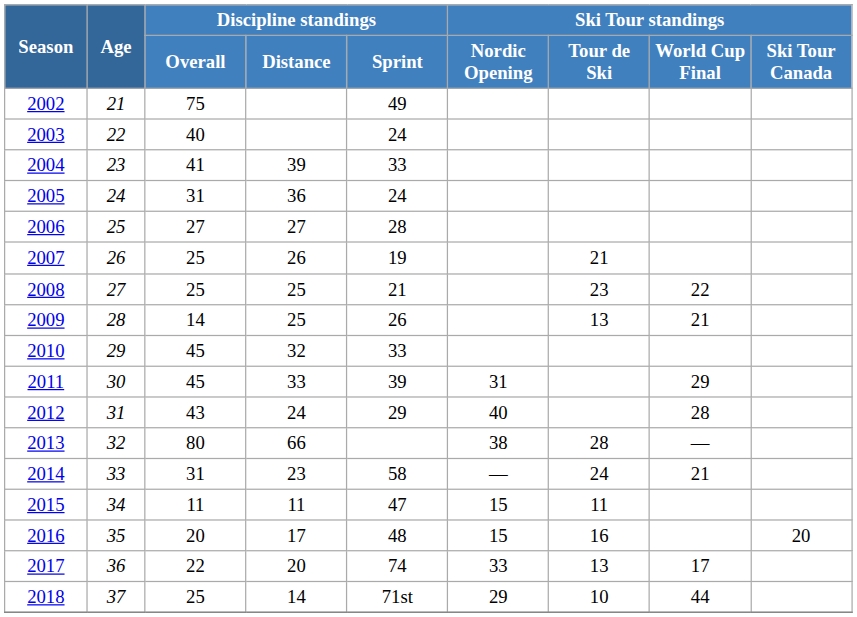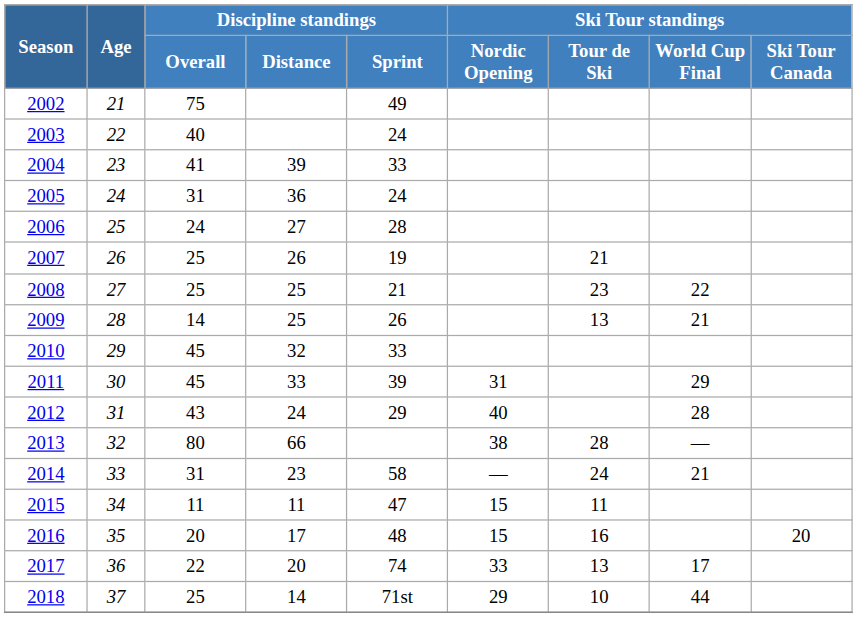(195, 227) 27 -> (195, 227) 24
